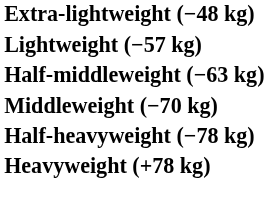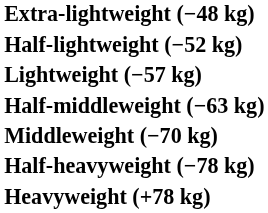+ row: (123, 44)
